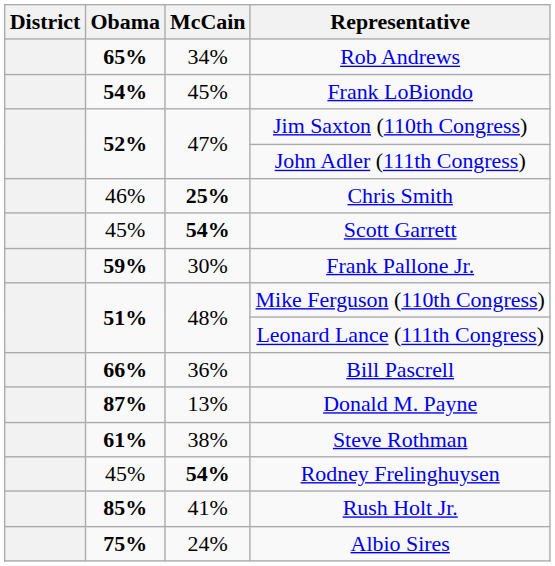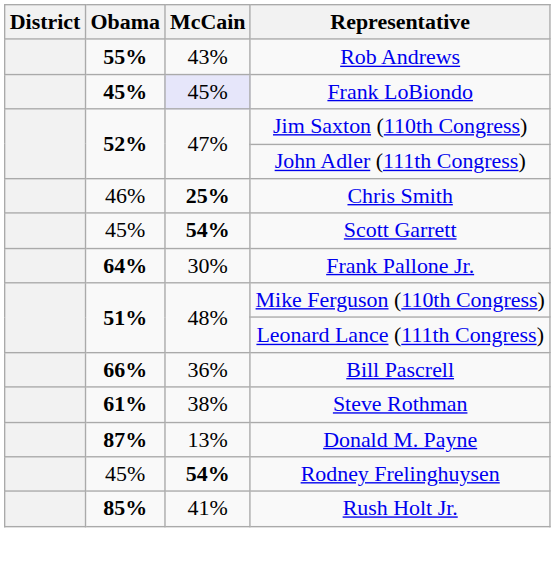(125, 56) 65% -> (125, 56) 55%
(208, 56) 34% -> (208, 56) 43%
(125, 91) 54% -> (125, 91) 45%
(208, 91) no background -> (208, 91) lavender background
(125, 265) 59% -> (125, 265) 64%
rows swapped: (400, 439) <-> (400, 404)
- row: (400, 543)
